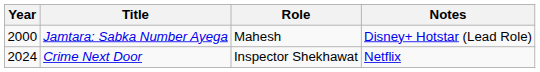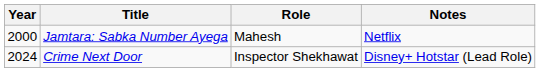(448, 36) Disney+ Hotstar (Lead Role) -> (383, 36) Netflix
(383, 57) Netflix -> (448, 57) Disney+ Hotstar (Lead Role)
